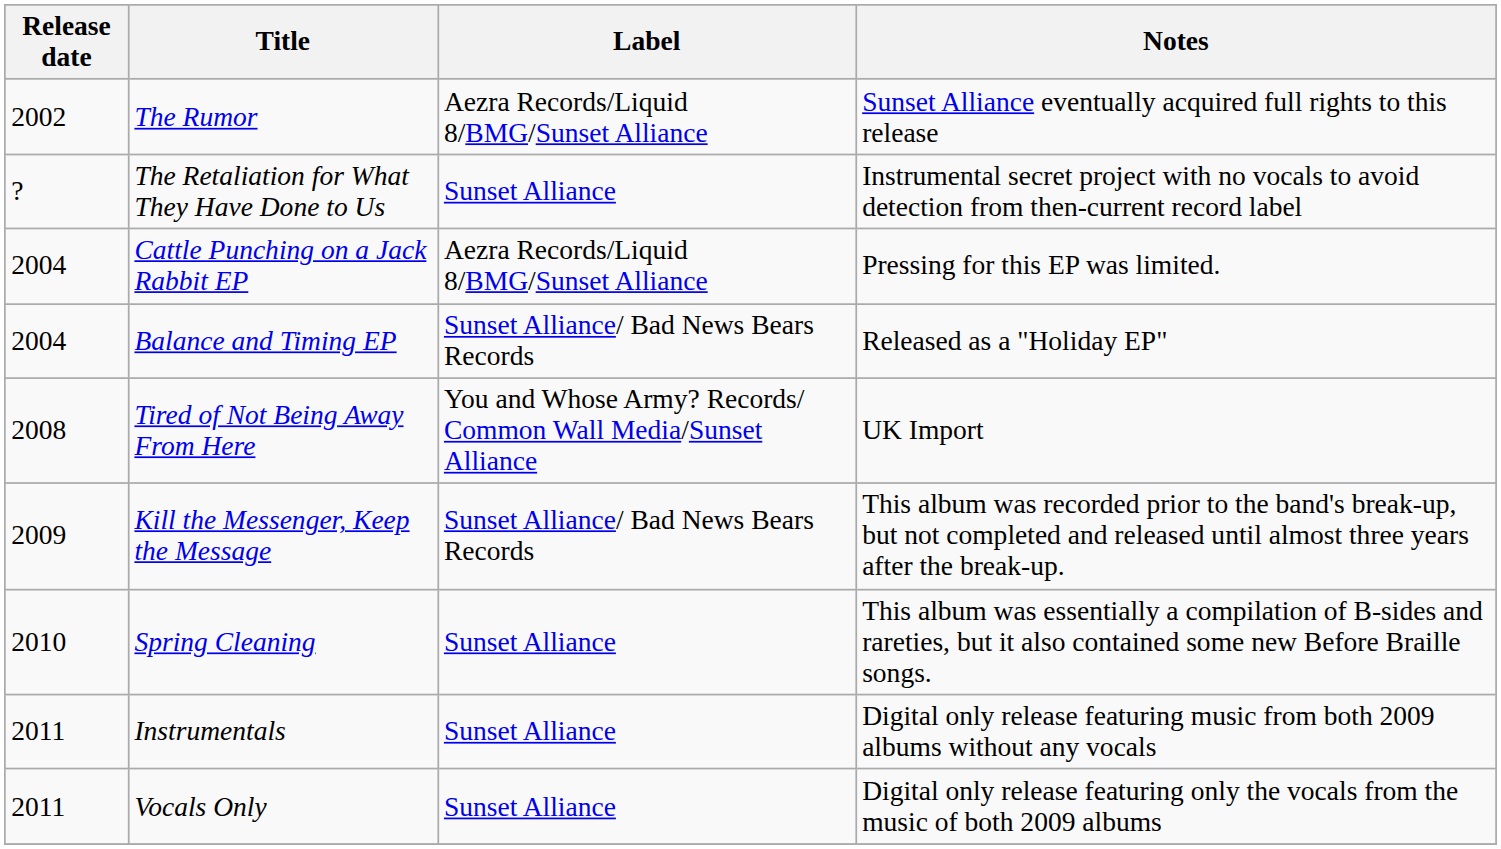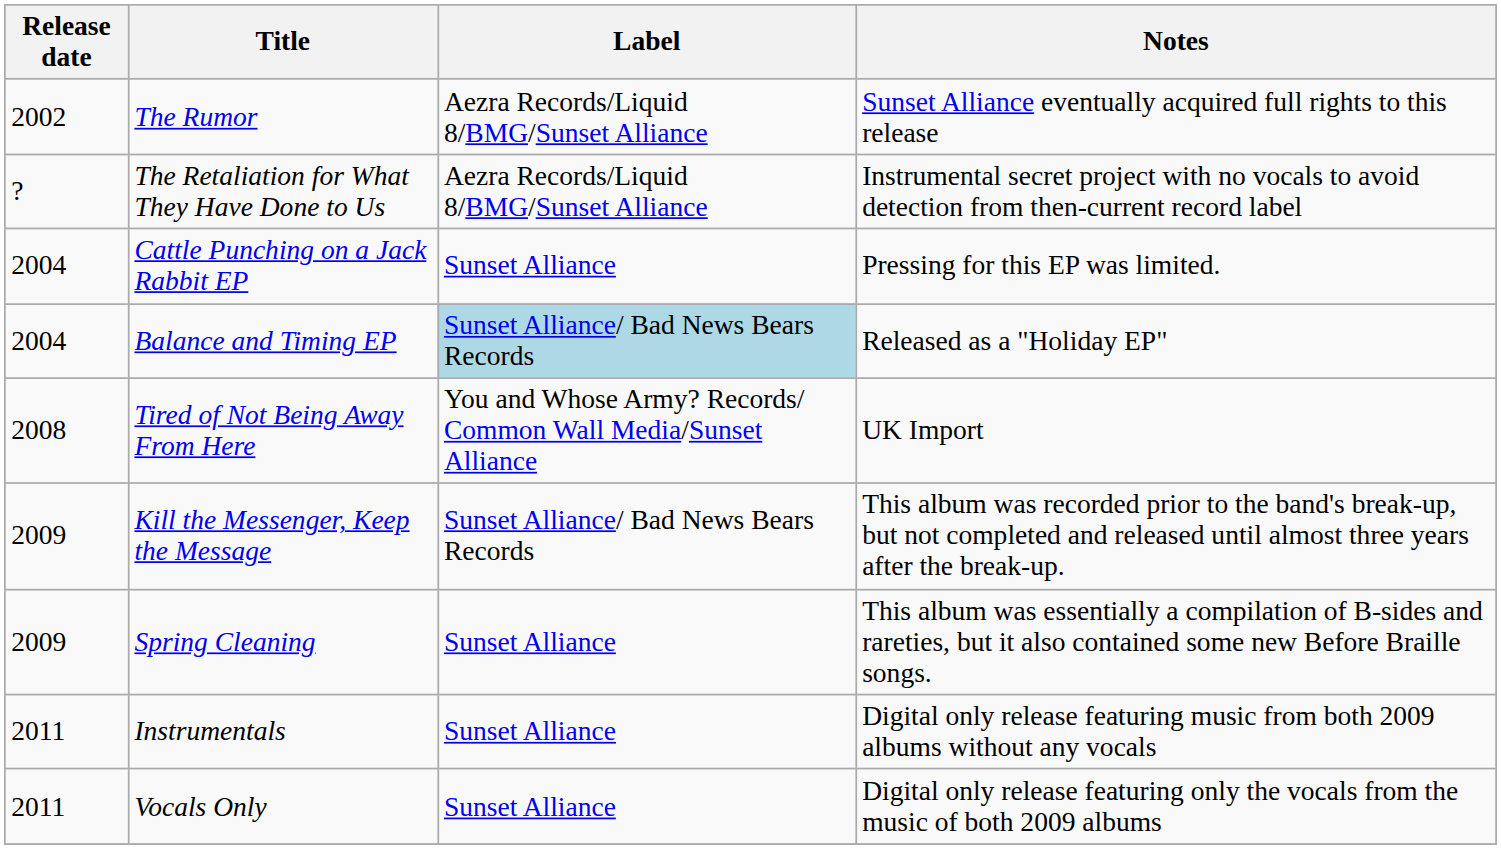(530, 191) Sunset Alliance -> (576, 191) Aezra Records/Liquid 8/BMG/Sunset Alliance
(576, 265) Aezra Records/Liquid 8/BMG/Sunset Alliance -> (530, 265) Sunset Alliance
(629, 340) no background -> (629, 340) lightblue background
(39, 641) 2010 -> (39, 641) 2009
